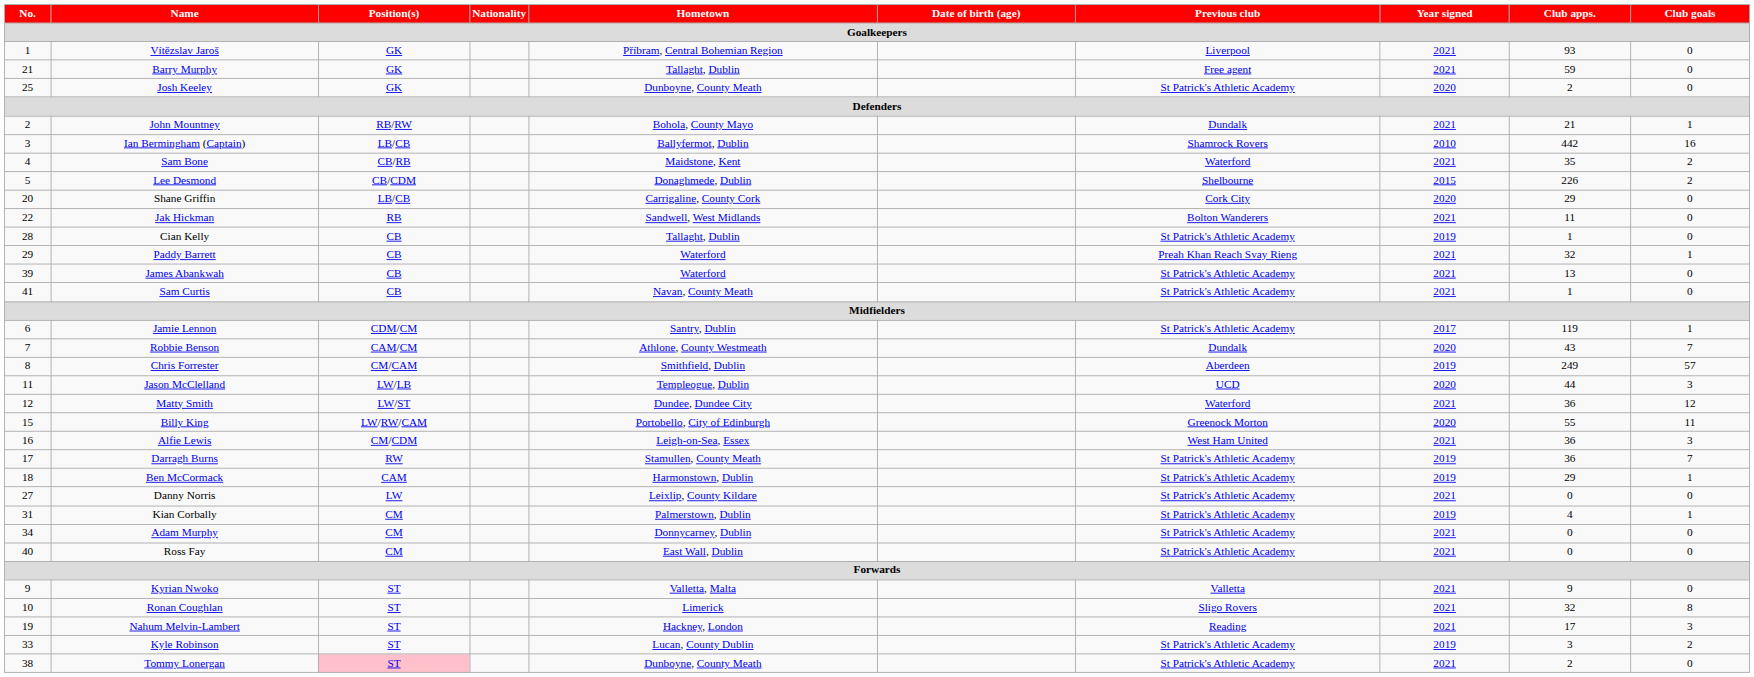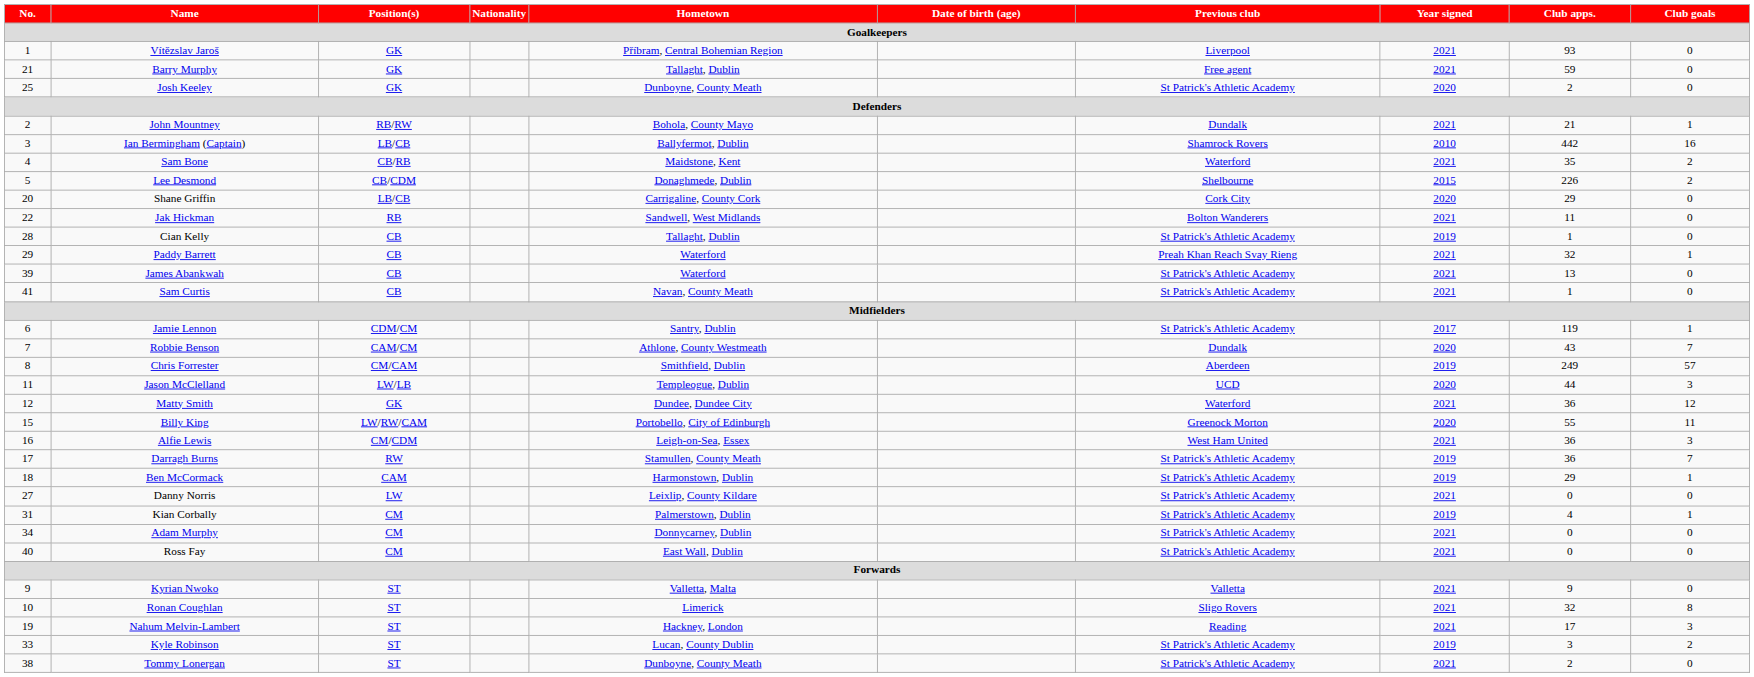(394, 403) LW/ST -> (394, 403) GK
(394, 663) pink background -> (394, 663) no background
